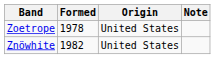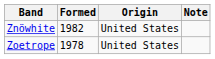rows swapped: (31, 45) <-> (31, 29)
